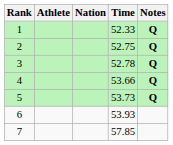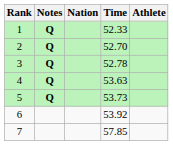columns swapped: (53, 13) <-> (153, 13)
(123, 47) 52.75 -> (115, 47) 52.70
(123, 81) 53.66 -> (115, 81) 53.63
(123, 115) 53.93 -> (115, 115) 53.92
